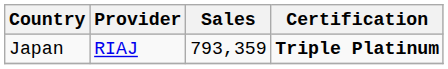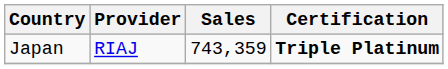(228, 49) 793,359 -> (228, 49) 743,359
